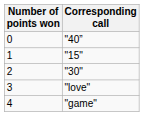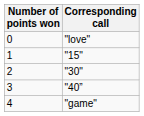(74, 39) "40” -> (77, 39) "love"
(77, 87) "love" -> (74, 87) "40”
